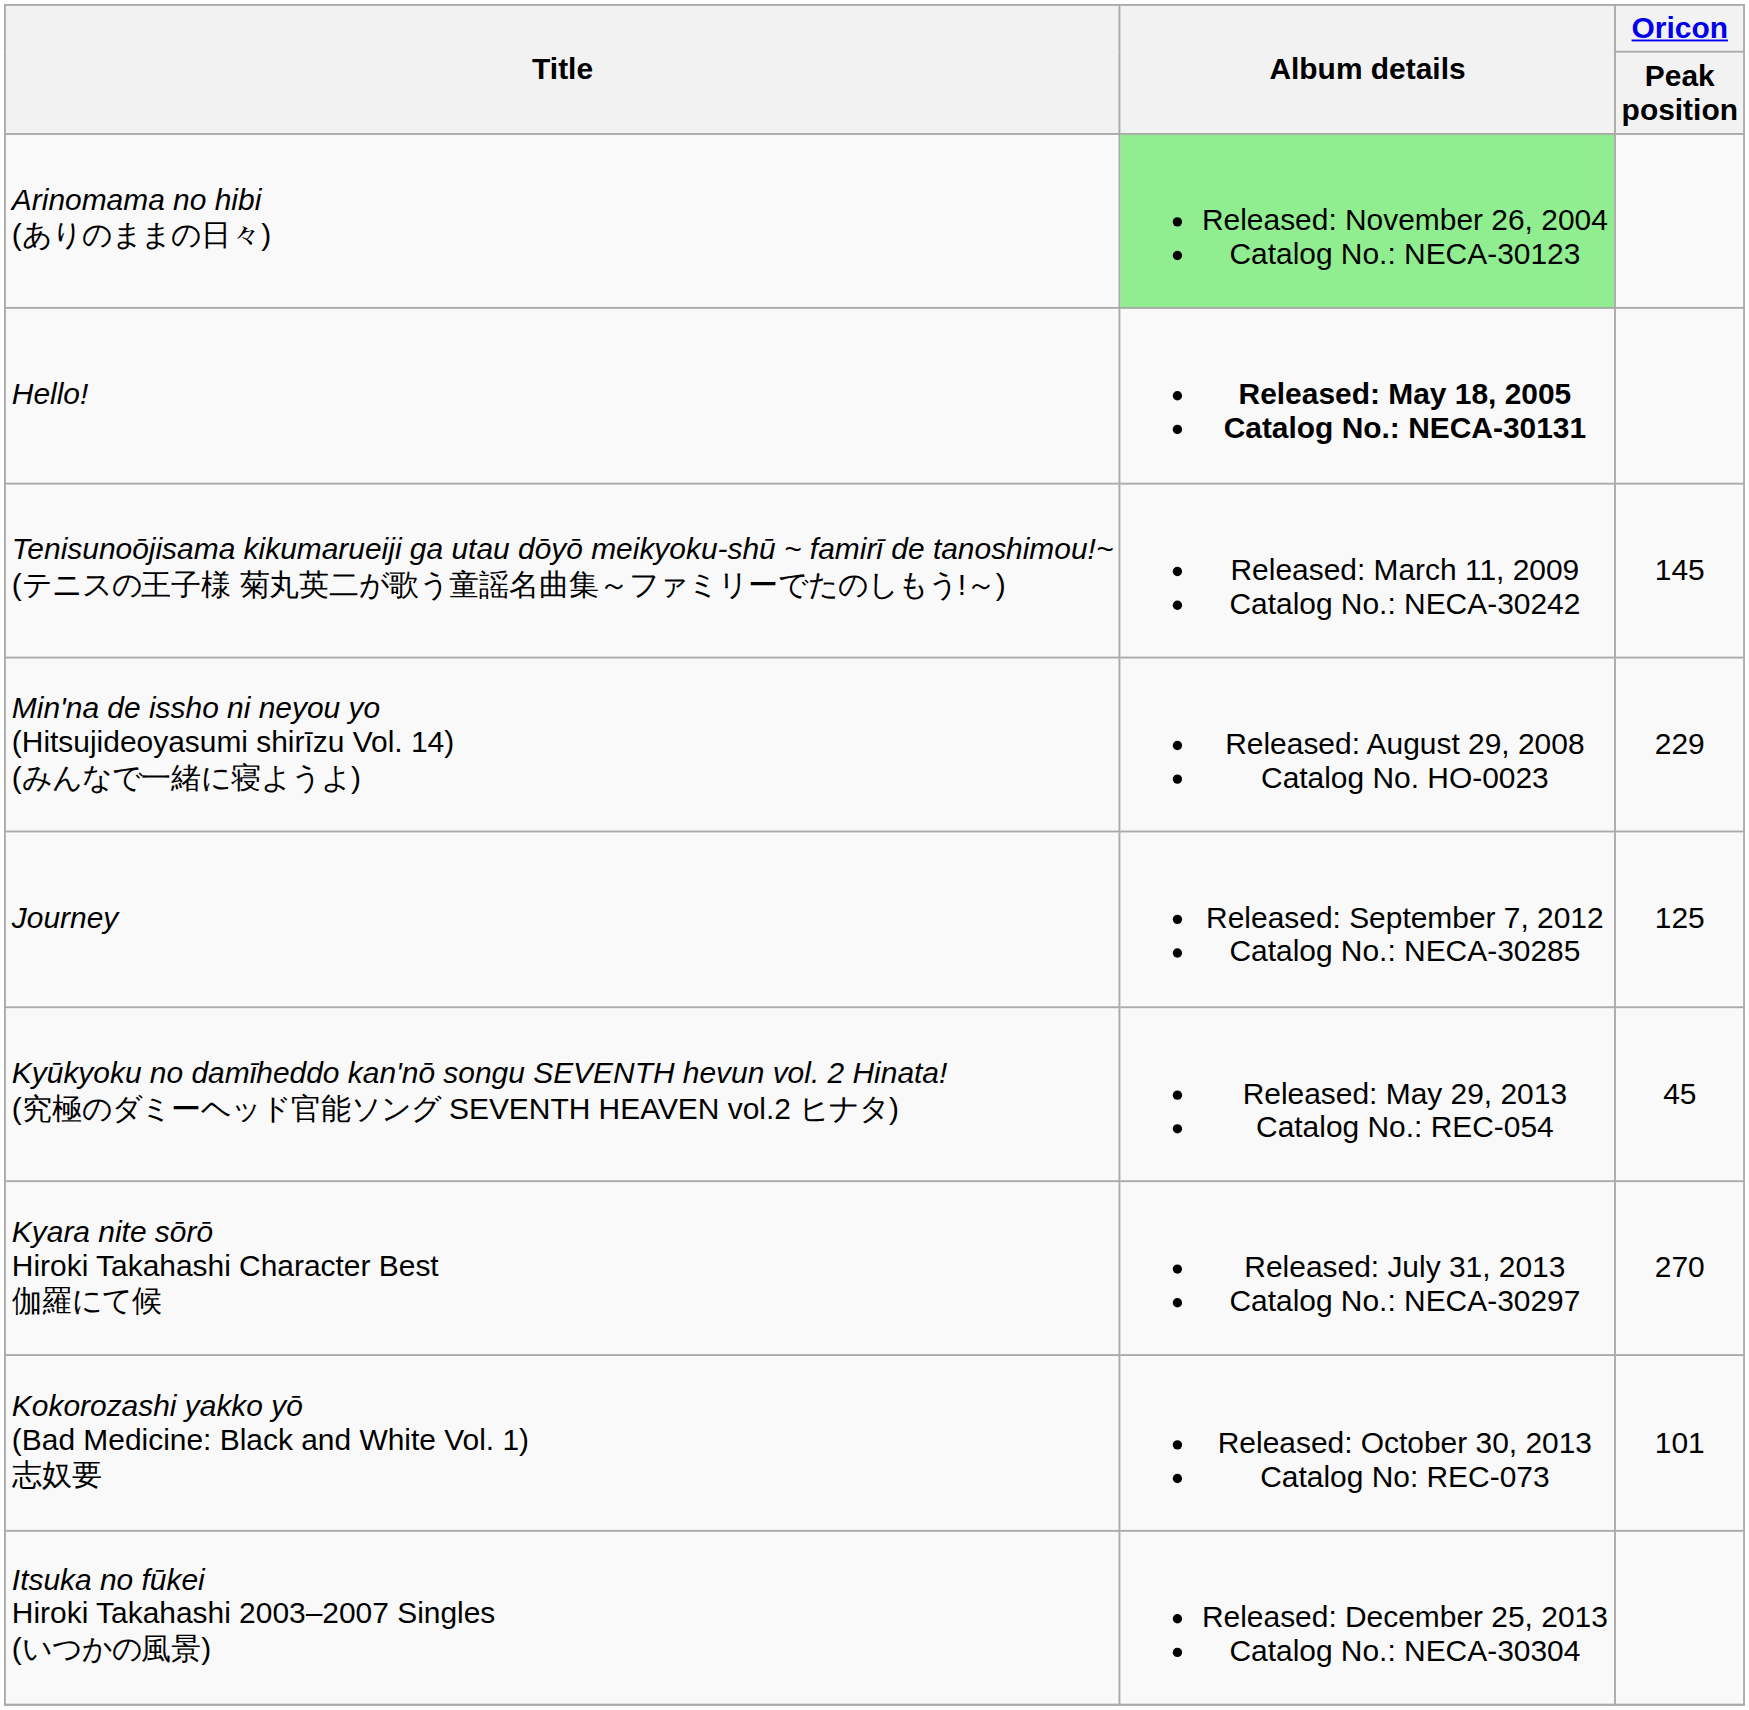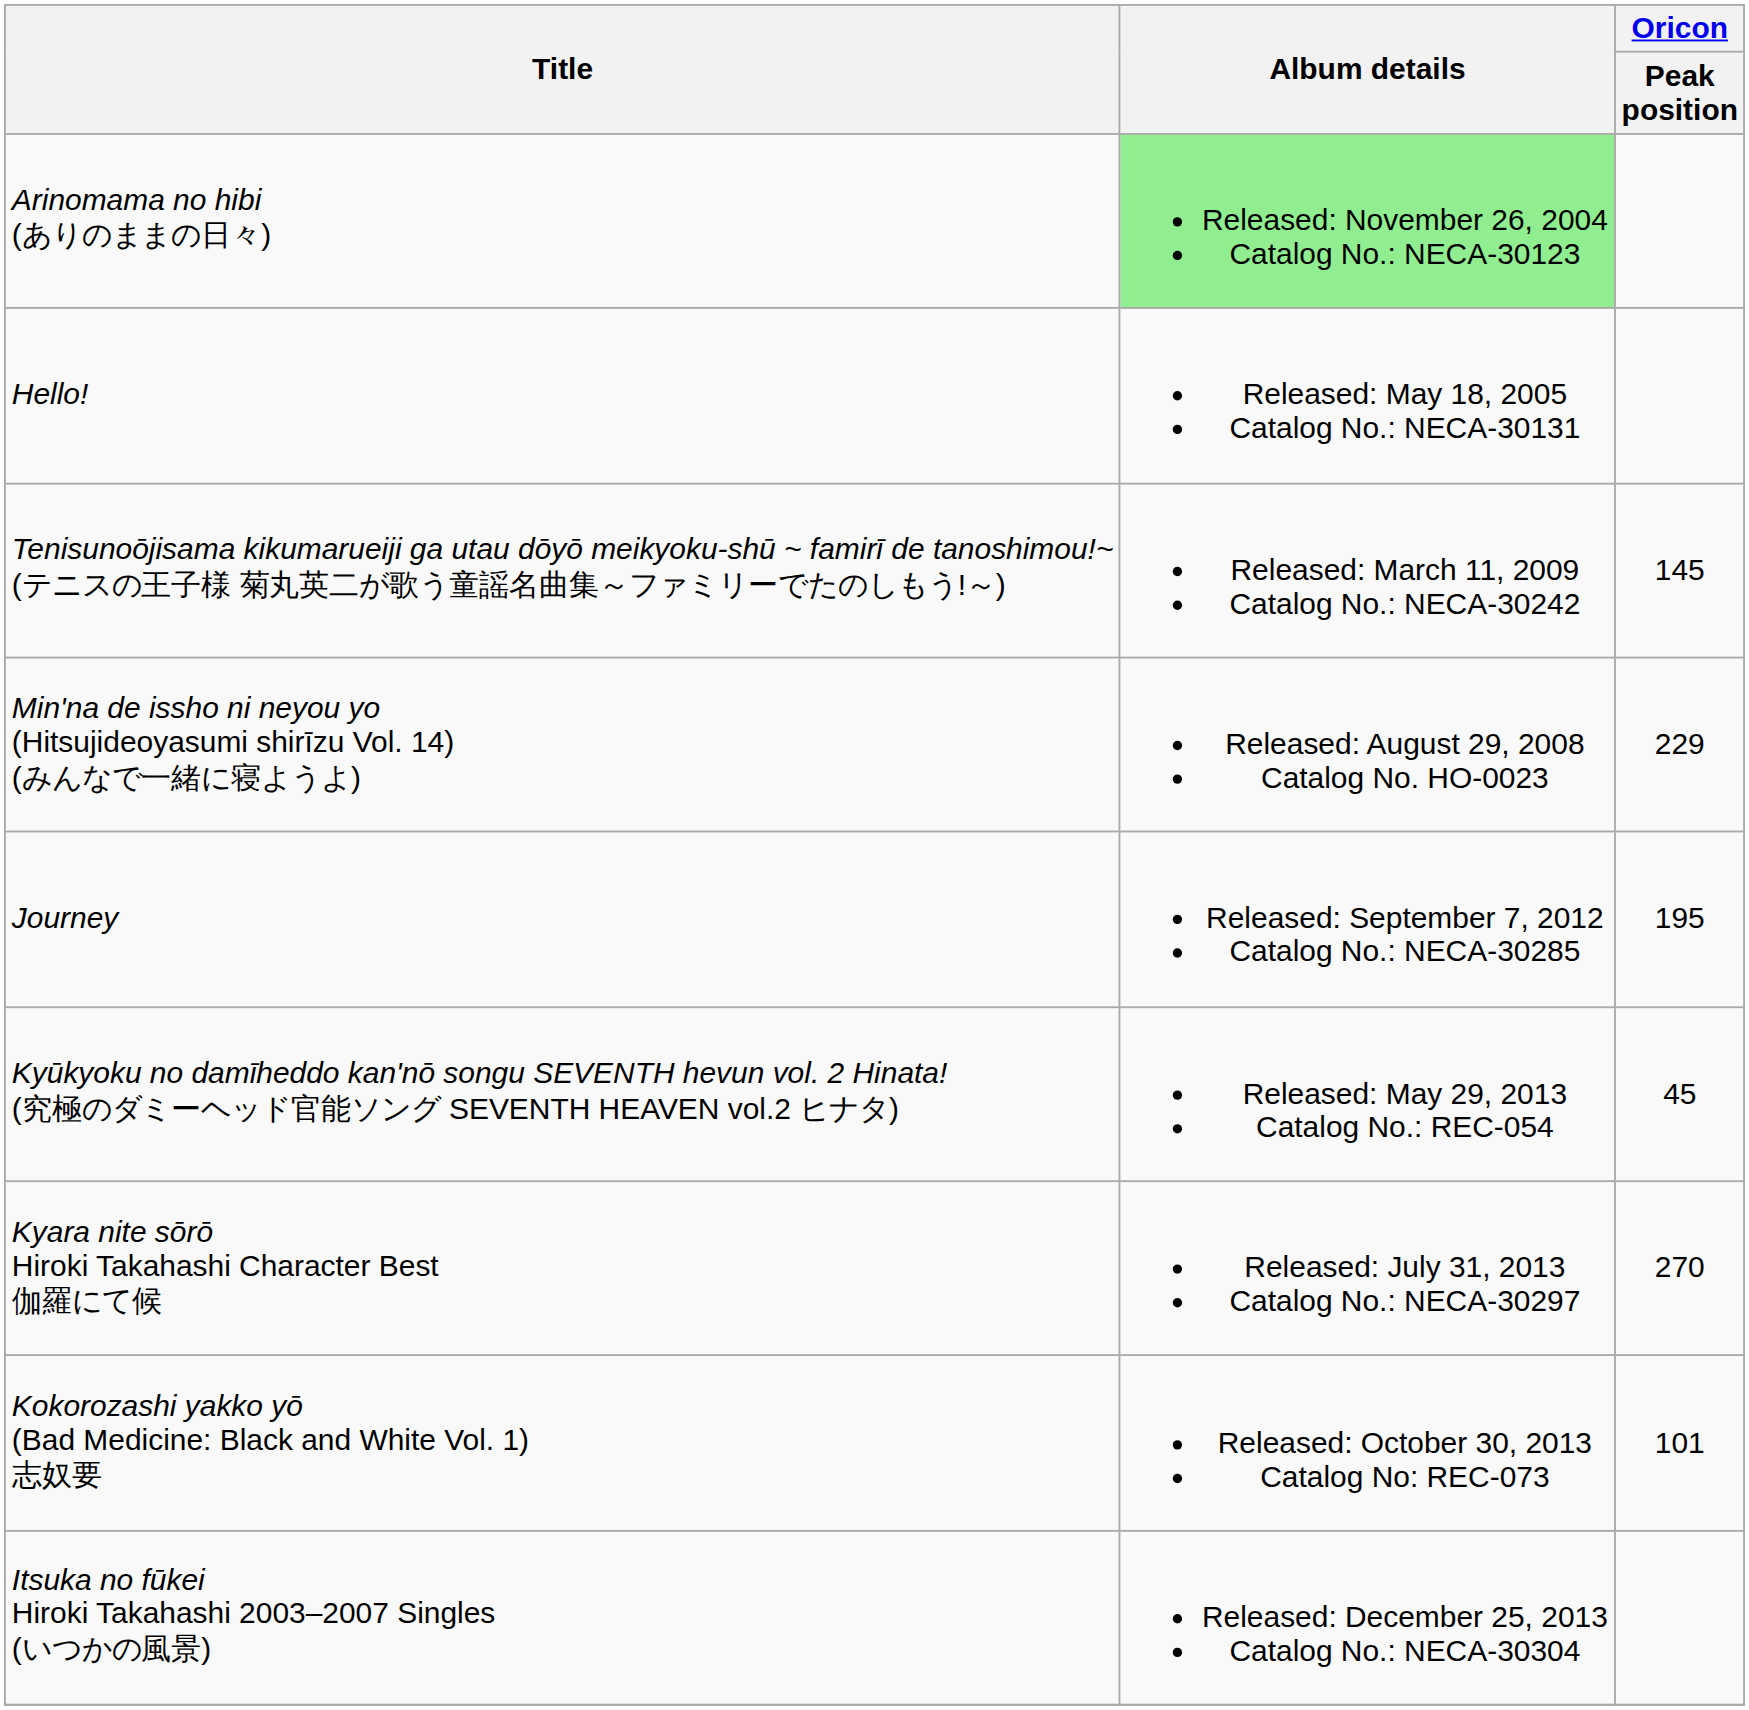(1367, 412) bold -> (1367, 412) normal
(1680, 918) 125 -> (1680, 918) 195
